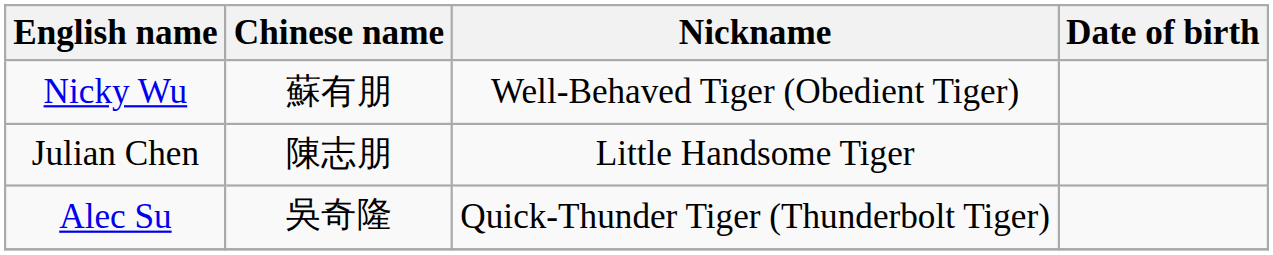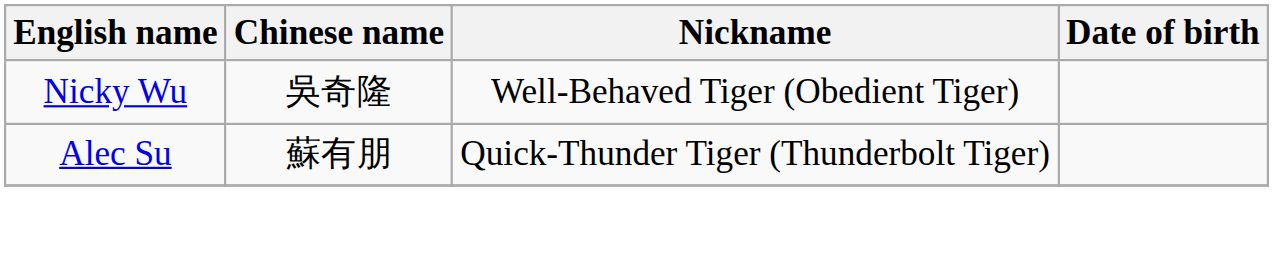(339, 90) 蘇有朋 -> (339, 90) 吳奇隆
- row: (115, 153)
(339, 215) 吳奇隆 -> (339, 152) 蘇有朋
